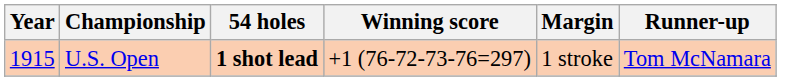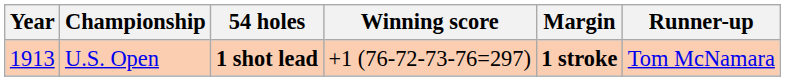(32, 57) 1915 -> (32, 57) 1913
(577, 57) normal -> (579, 57) bold
